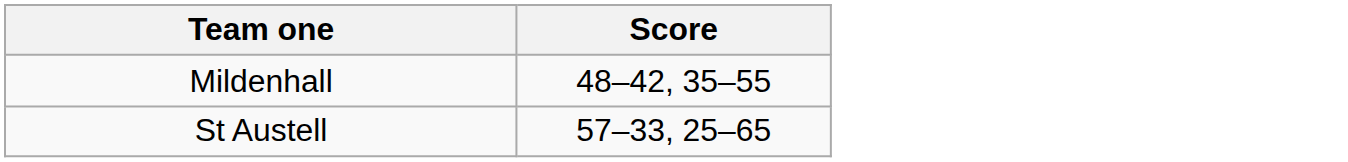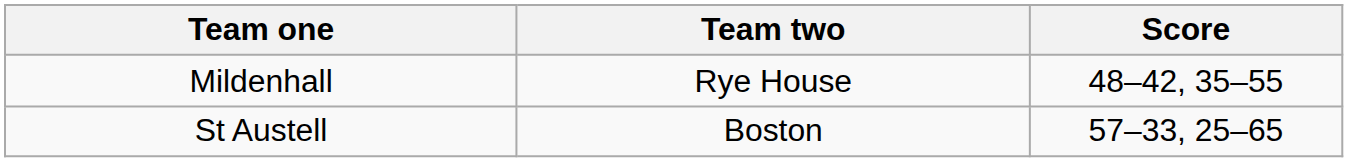+ column: (773, 29)
